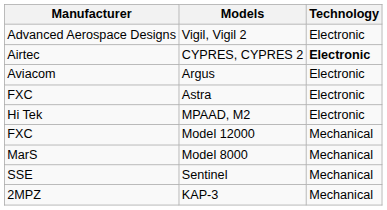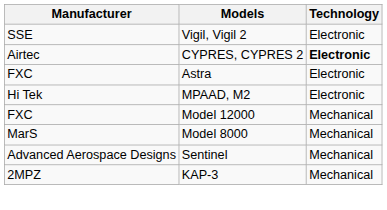(92, 34) Advanced Aerospace Designs -> (20, 34) SSE
- row: (198, 74)
(20, 174) SSE -> (92, 154) Advanced Aerospace Designs
